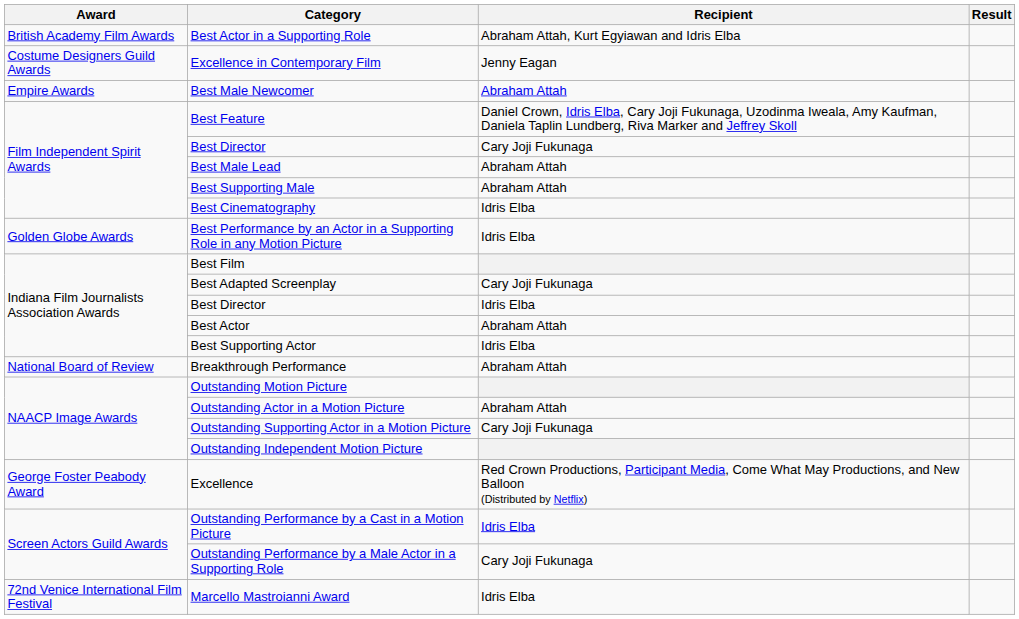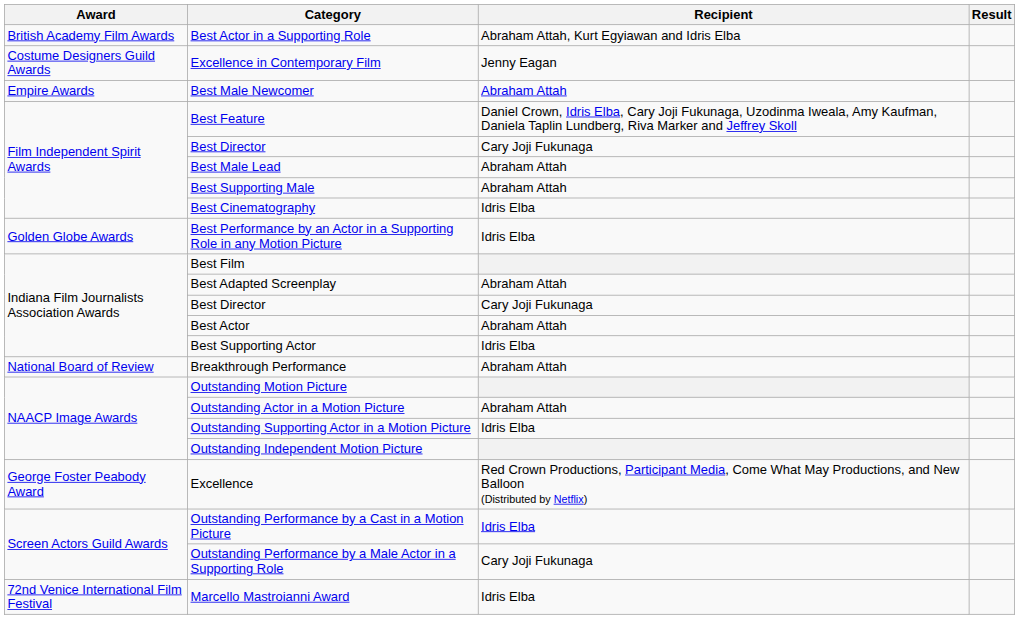(537, 284) Cary Joji Fukunaga -> (524, 284) Abraham Attah
(508, 305) Idris Elba -> (537, 305) Cary Joji Fukunaga
(537, 428) Cary Joji Fukunaga -> (508, 428) Idris Elba
